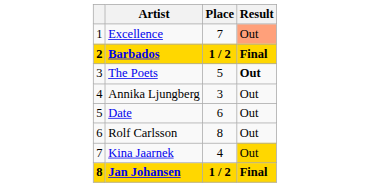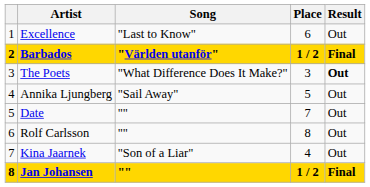+ column: (203, 14)
(220, 34) 7 -> (308, 34) 6
(249, 34) lightsalmon background -> (337, 34) no background
(220, 73) 5 -> (308, 73) 3
(220, 93) 3 -> (308, 93) 5
(220, 113) 6 -> (308, 113) 7
(249, 152) gold background -> (337, 152) no background
